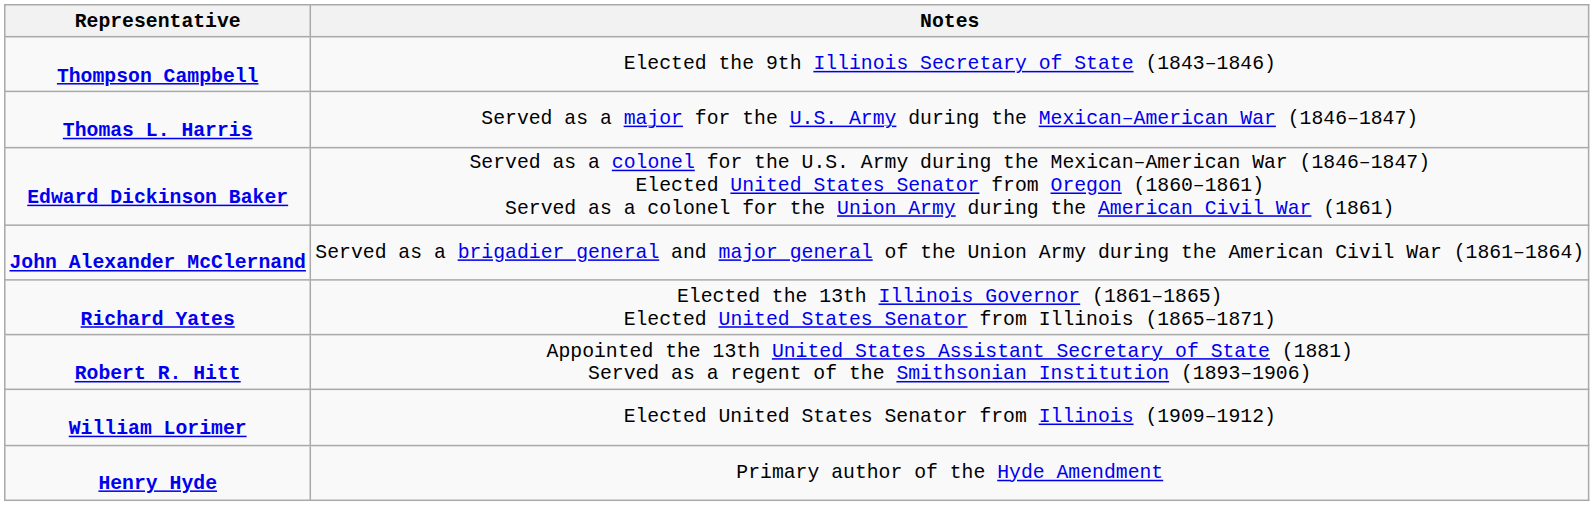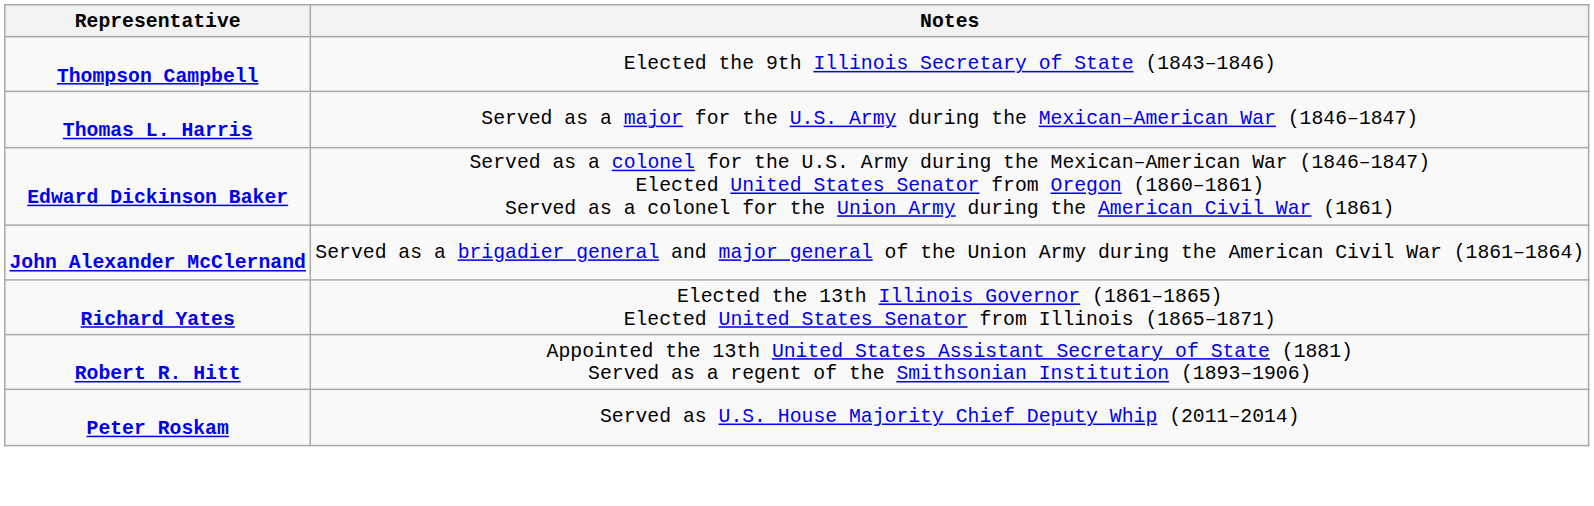- row: (158, 429)
- row: (158, 484)
+ row: (158, 429)
